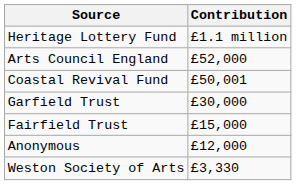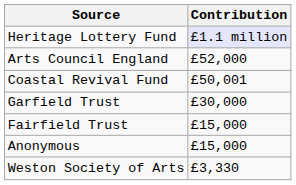(239, 37) no background -> (239, 37) lavender background
(219, 146) £12,000 -> (219, 146) £15,000
